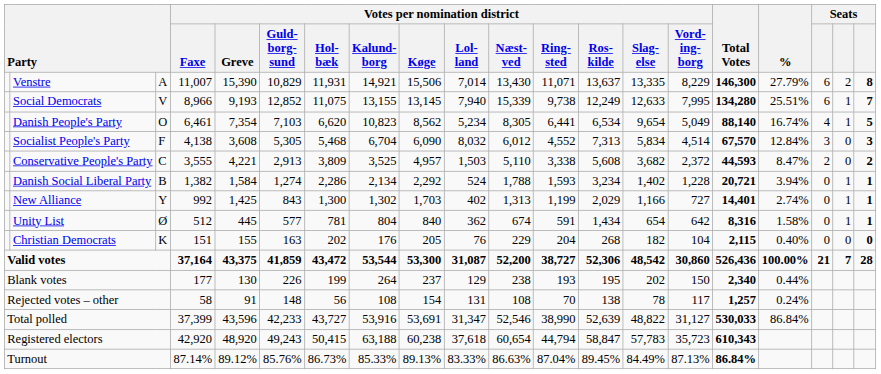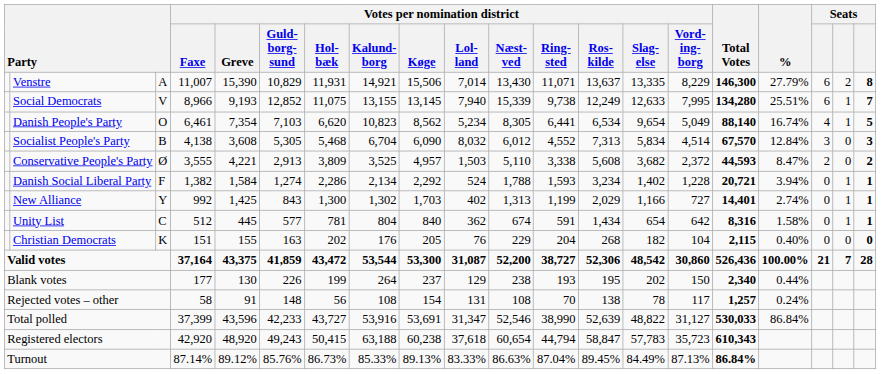(162, 141) F -> (162, 141) B
(162, 161) C -> (163, 161) Ø
(162, 181) B -> (162, 181) F
(163, 220) Ø -> (162, 220) C
